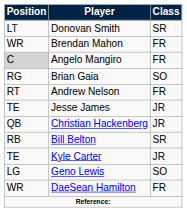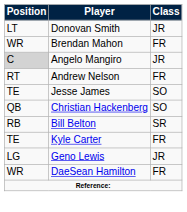(160, 28) SR -> (159, 28) JR
(159, 60) FR -> (159, 60) JR
- row: (75, 76)
(159, 108) JR -> (160, 92) SO
(159, 124) JR -> (160, 108) SO
(159, 156) JR -> (159, 140) FR
(160, 172) SO -> (159, 156) JR
